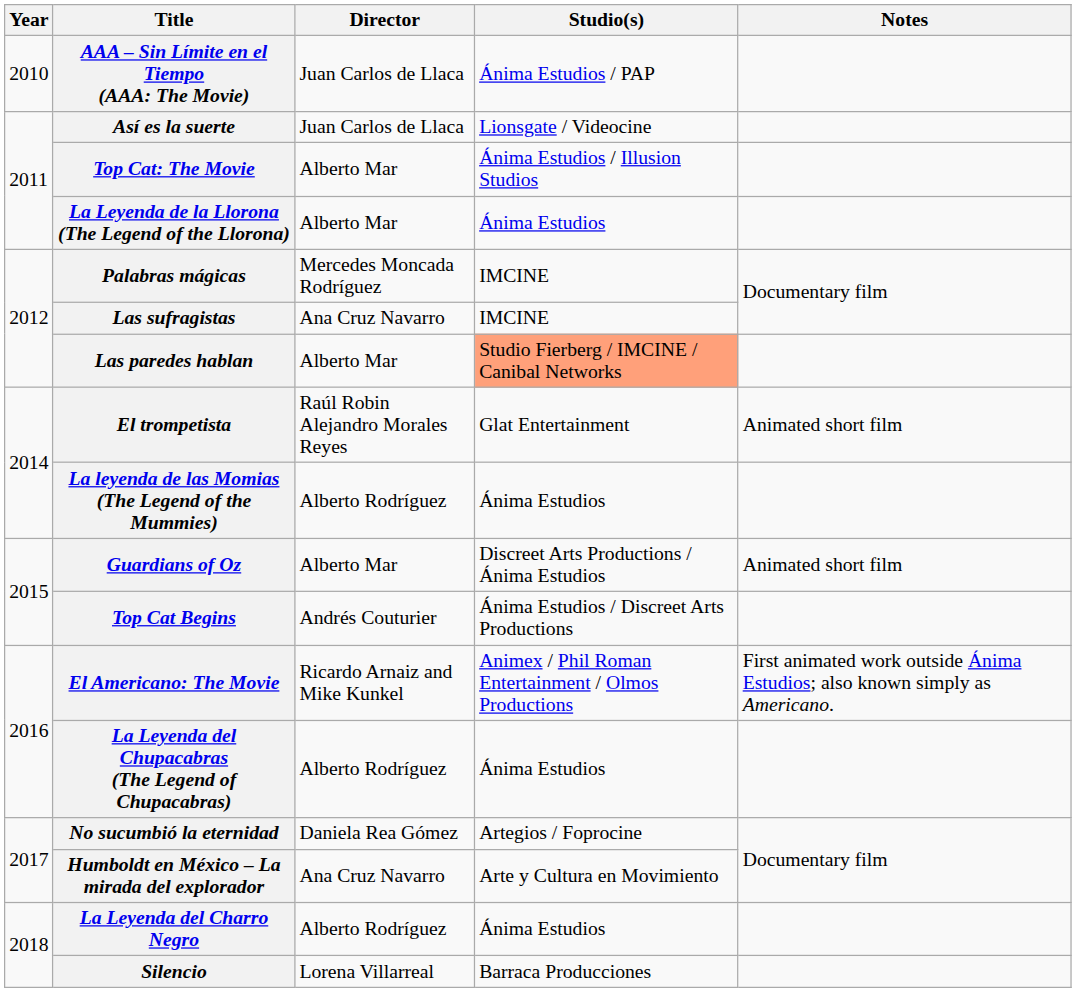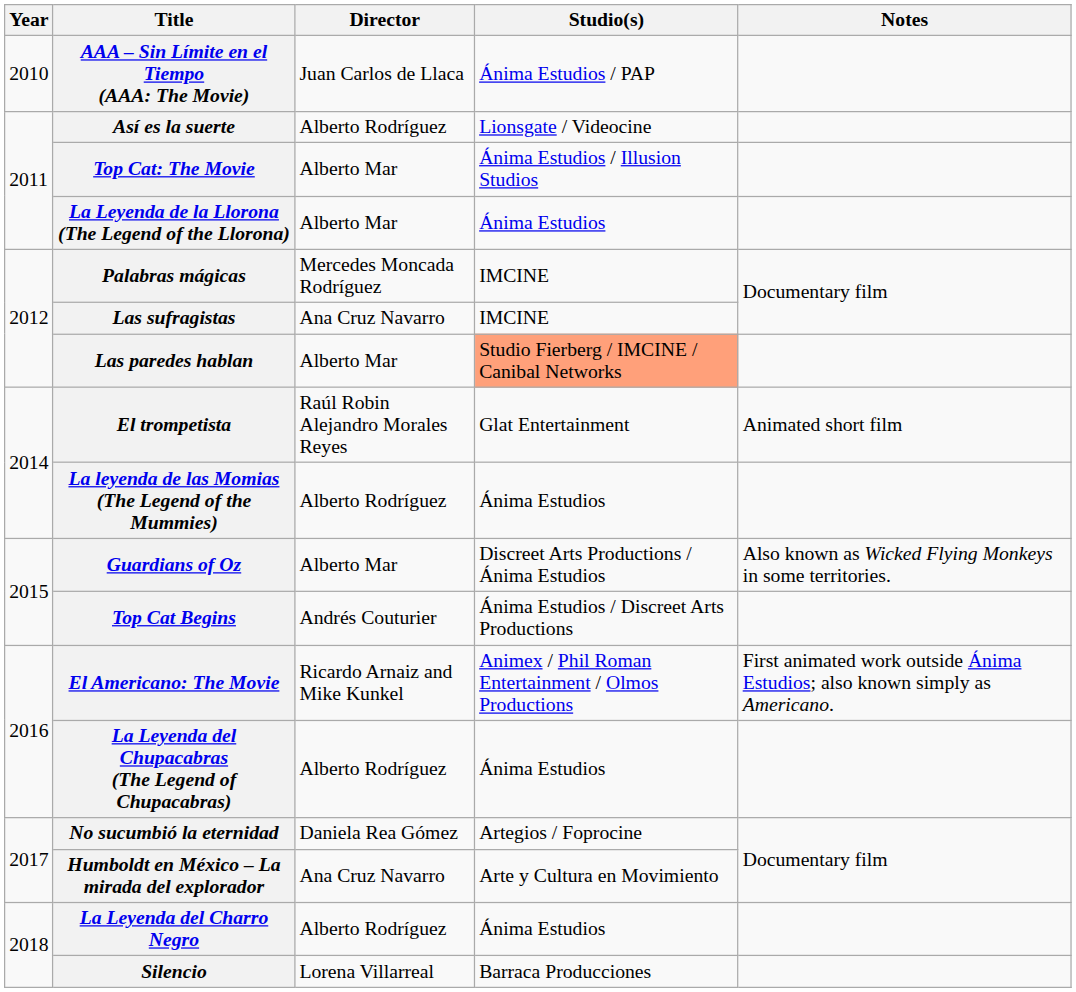(382, 126) Juan Carlos de Llaca -> (373, 126) Alberto Rodríguez
(822, 564) Animated short film -> (898, 564) Also known as Wicked Flying Monkeys in some territories.
